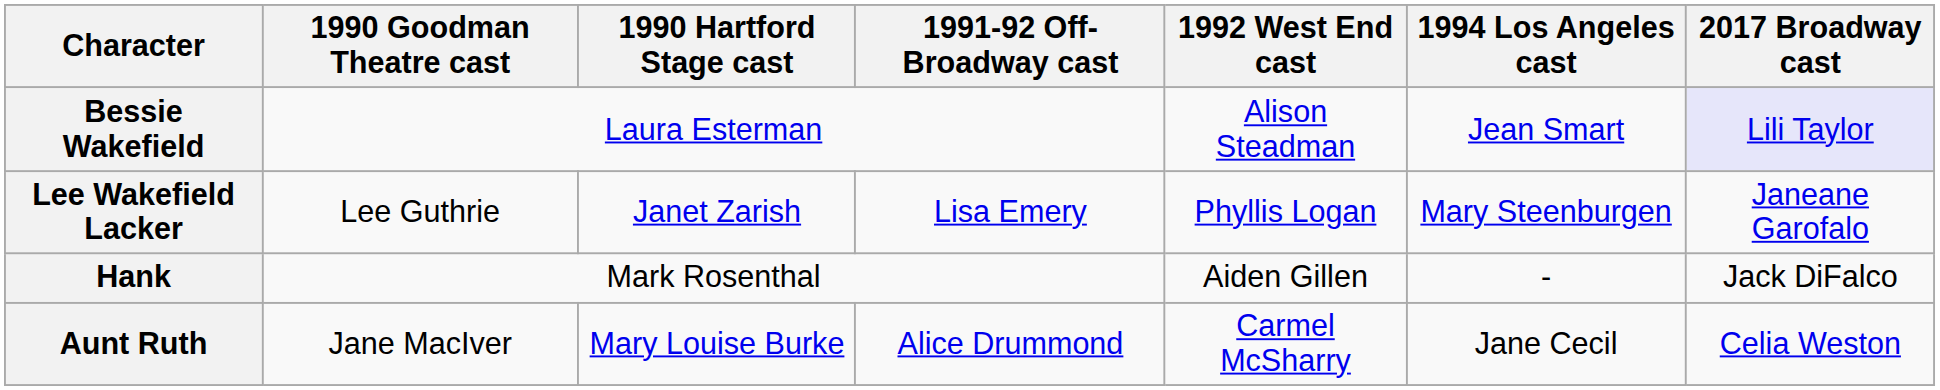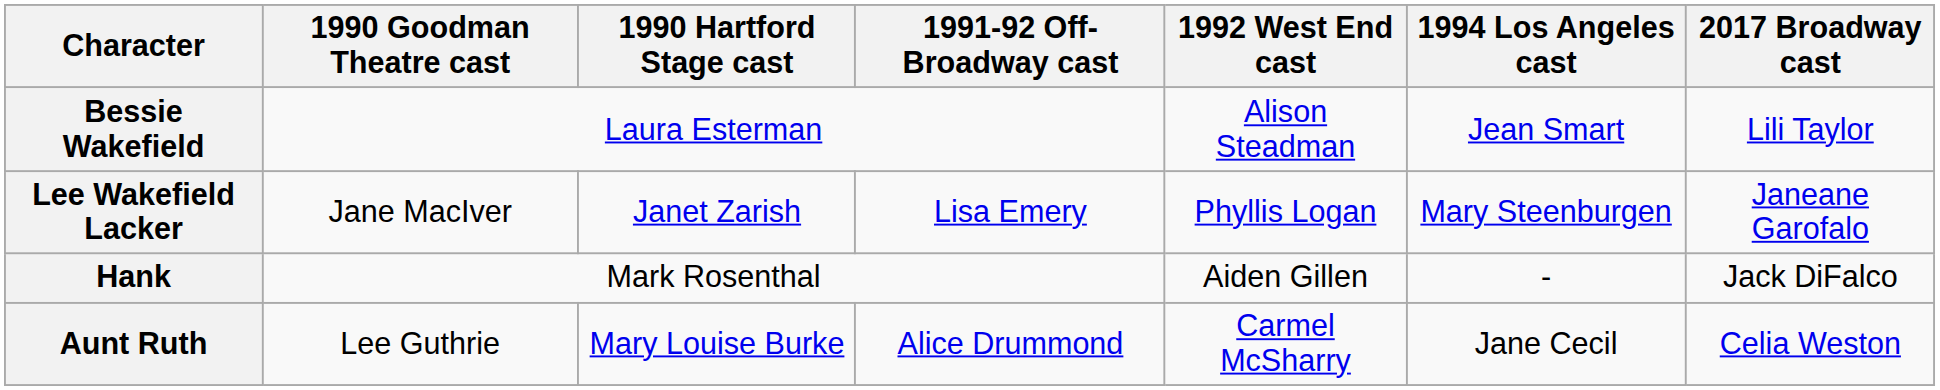(1810, 128) lavender background -> (1810, 128) no background
(420, 211) Lee Guthrie -> (420, 211) Jane MacIver
(420, 342) Jane MacIver -> (420, 342) Lee Guthrie
